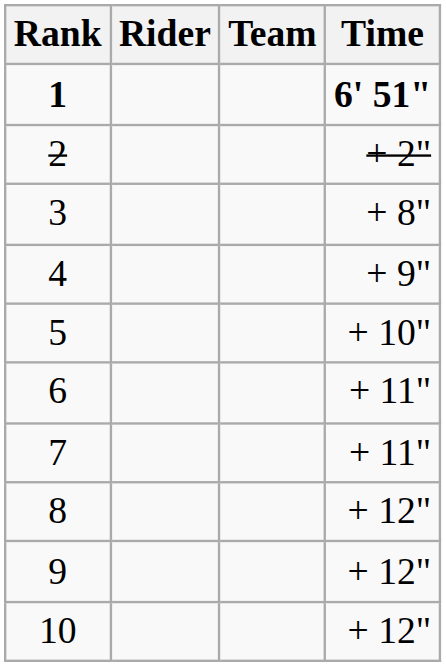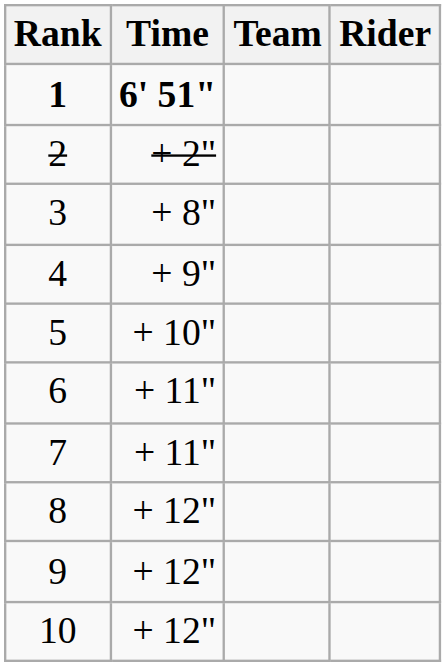columns swapped: (165, 34) <-> (383, 34)
